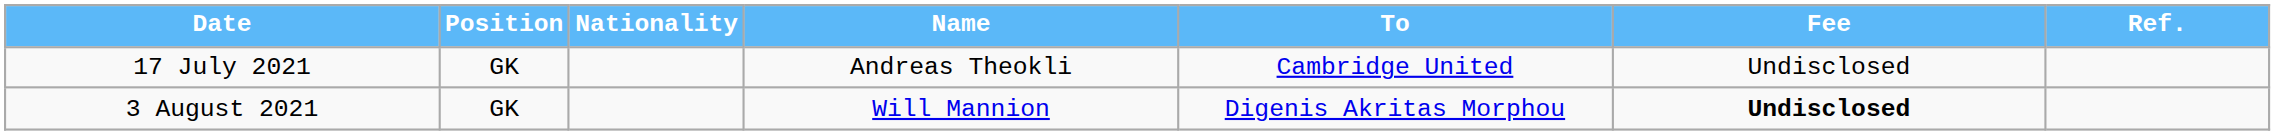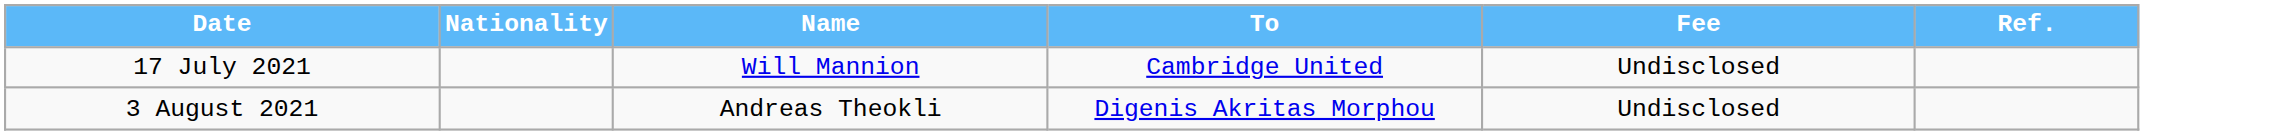- column: (504, 25)
(961, 67) Andreas Theokli -> (831, 67) Will Mannion
(961, 108) Will Mannion -> (831, 108) Andreas Theokli
(1829, 108) bold -> (1699, 108) normal
